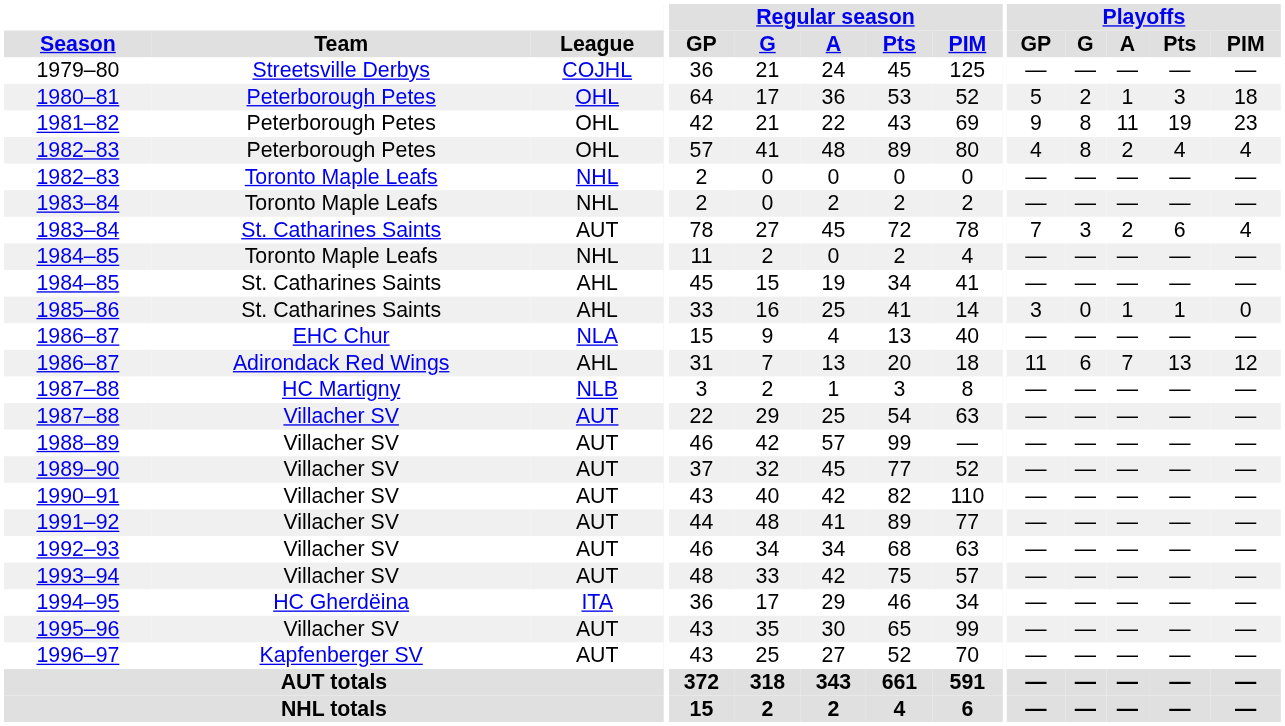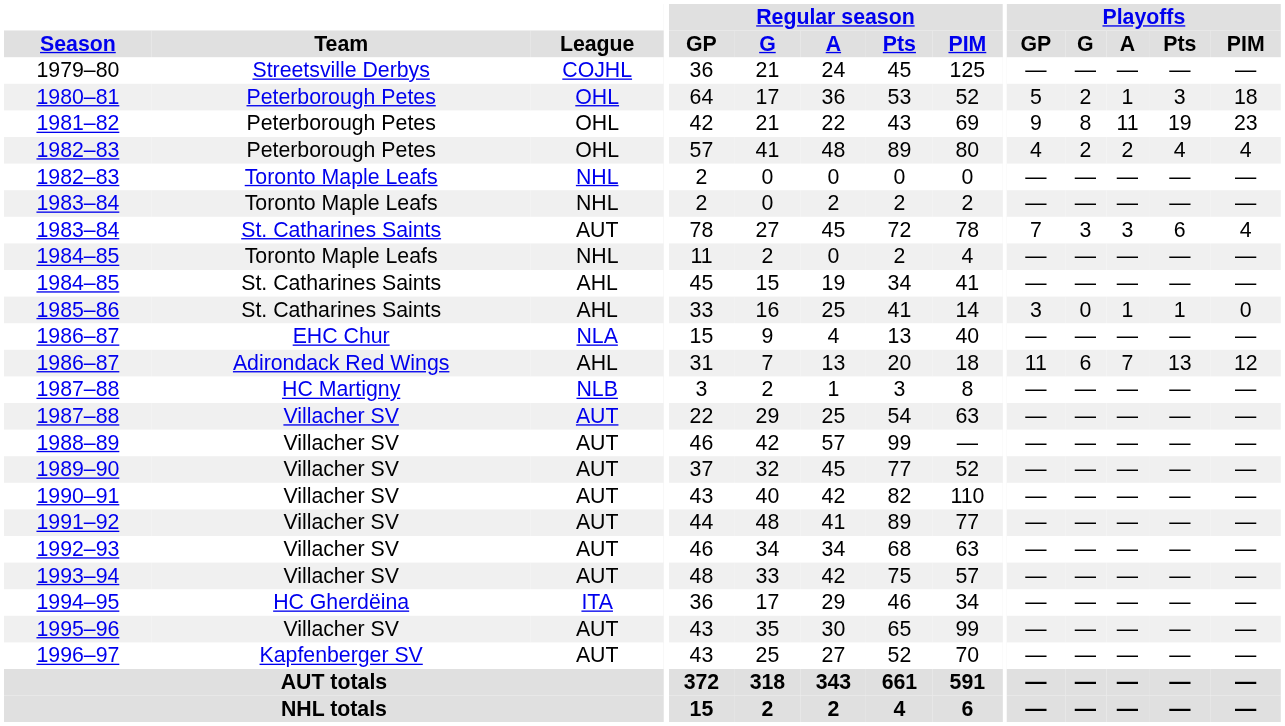(1085, 150) 8 -> (1085, 150) 2
(1127, 229) 2 -> (1127, 229) 3
